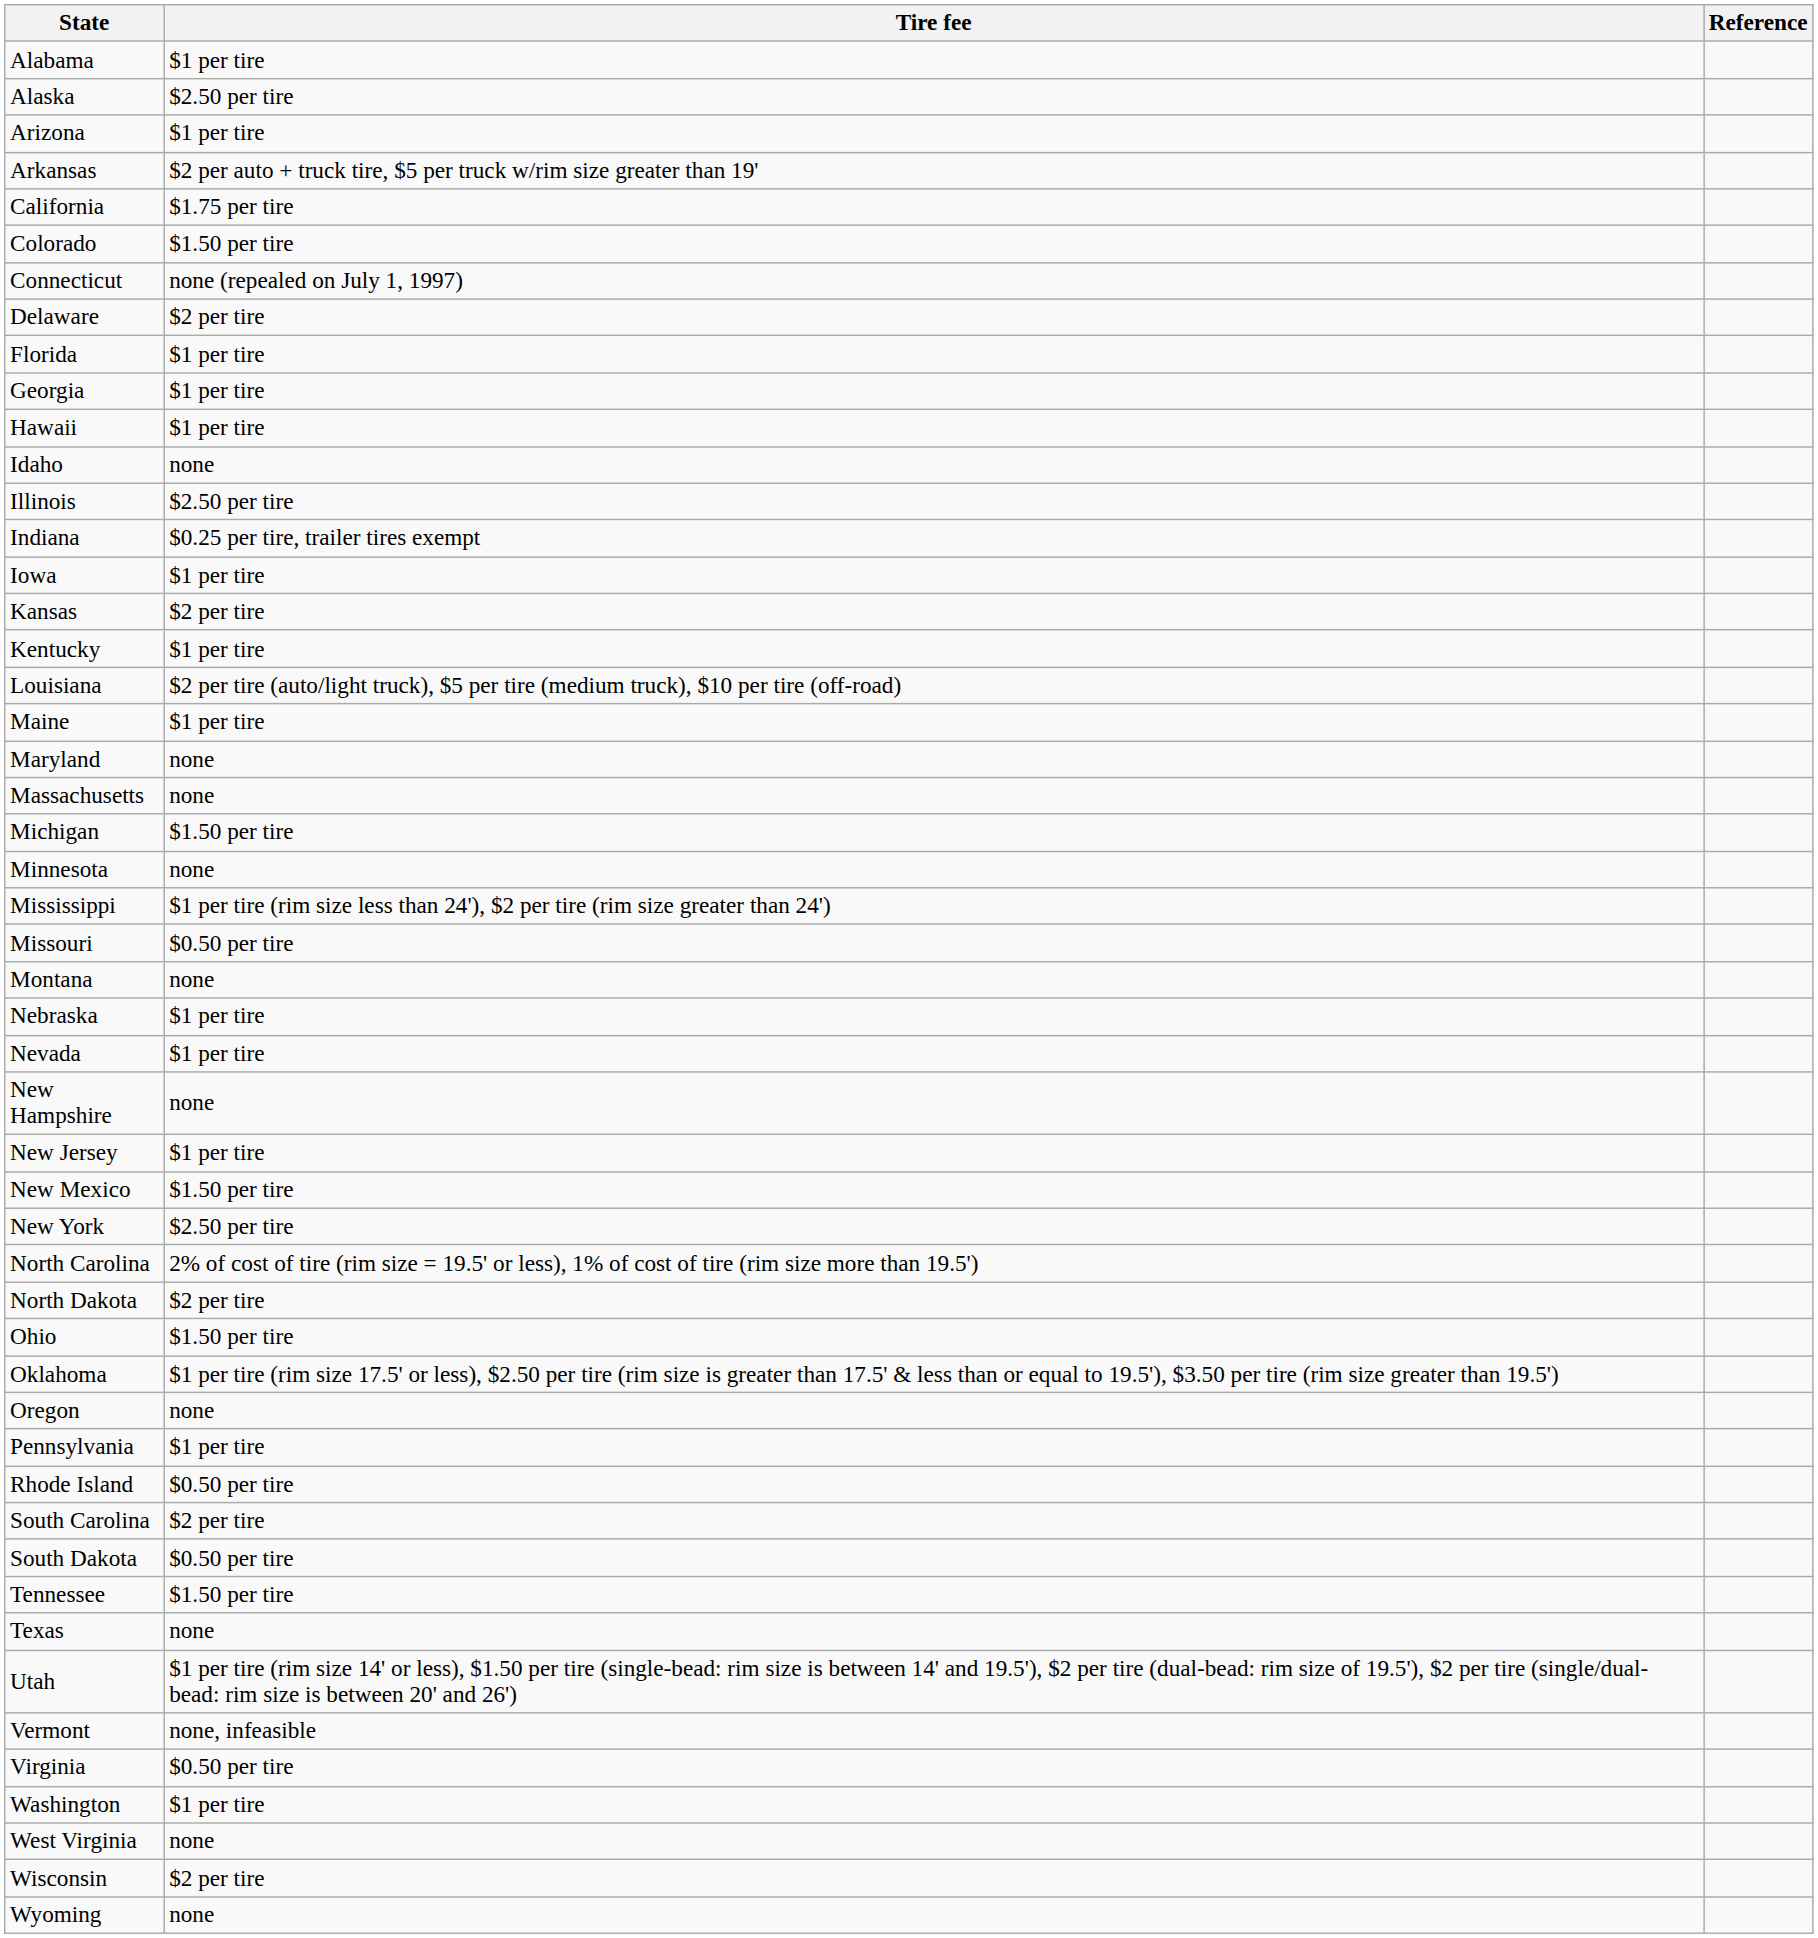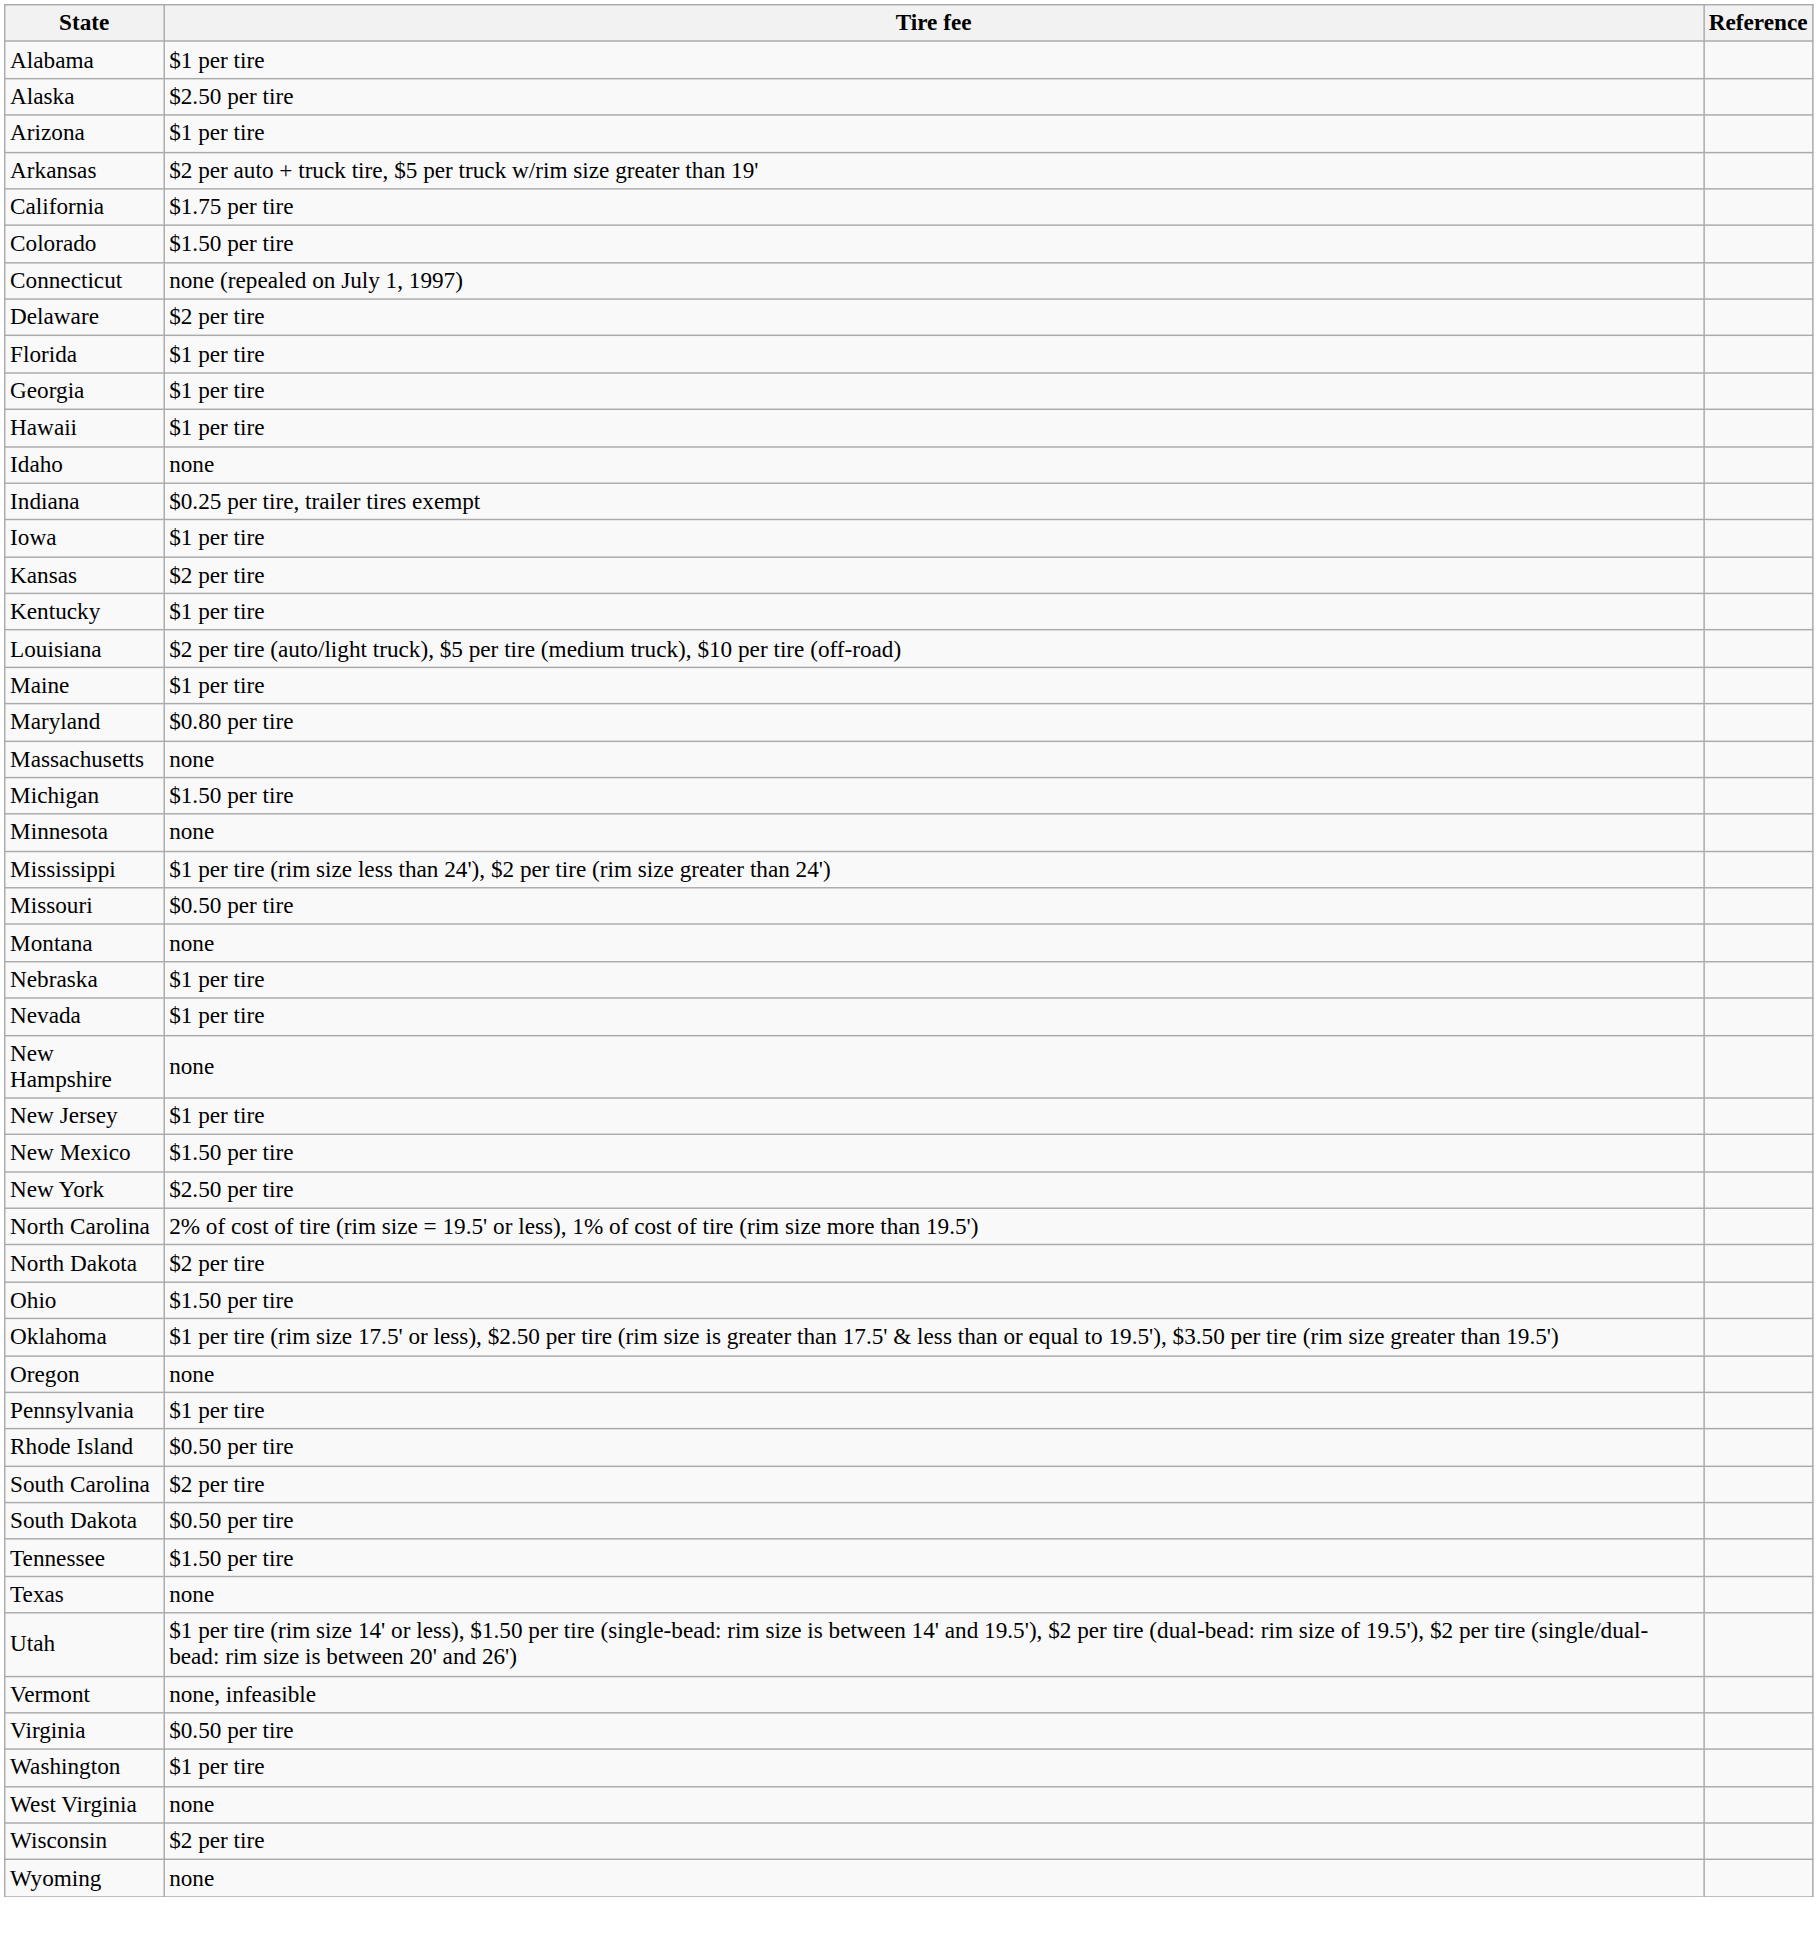- row: (43, 501)
(192, 758) none -> (231, 721) $0.80 per tire
